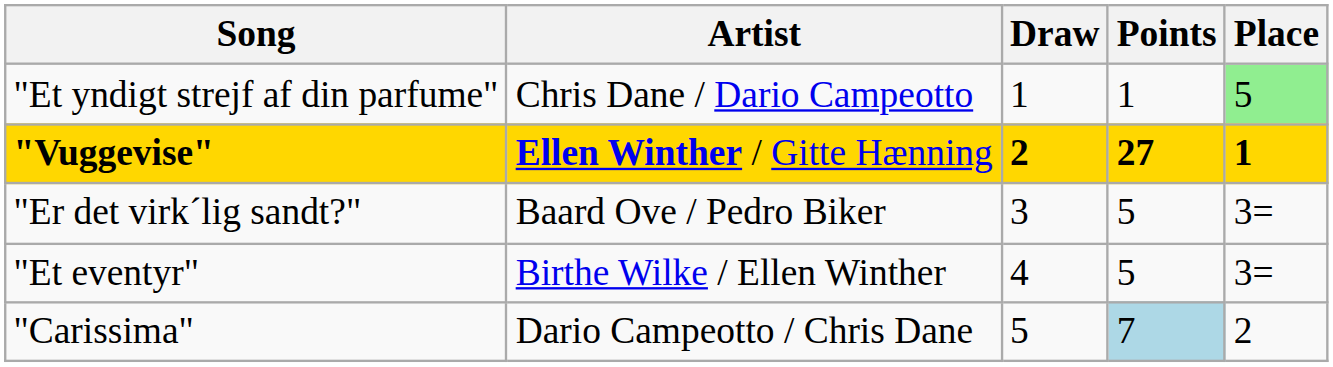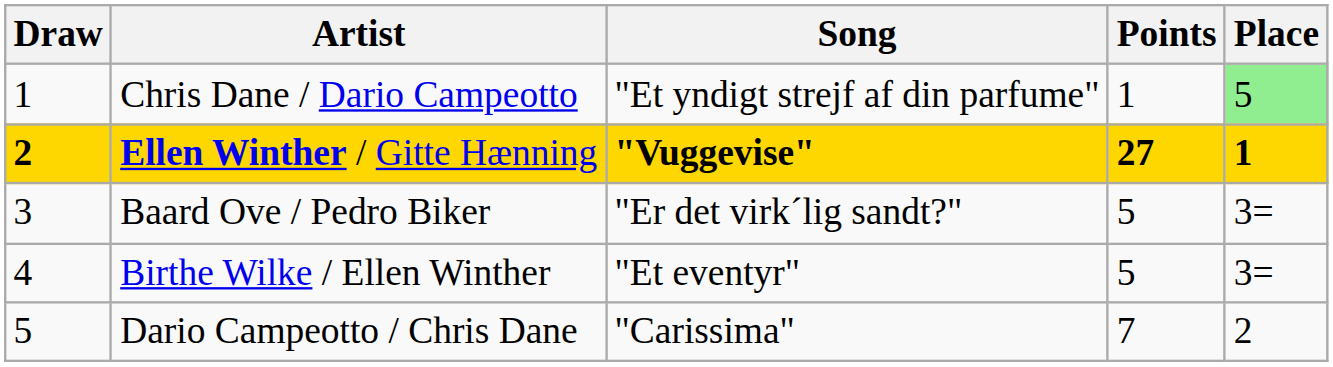columns swapped: (1055, 34) <-> (256, 34)
(1126, 331) lightblue background -> (1126, 331) no background
